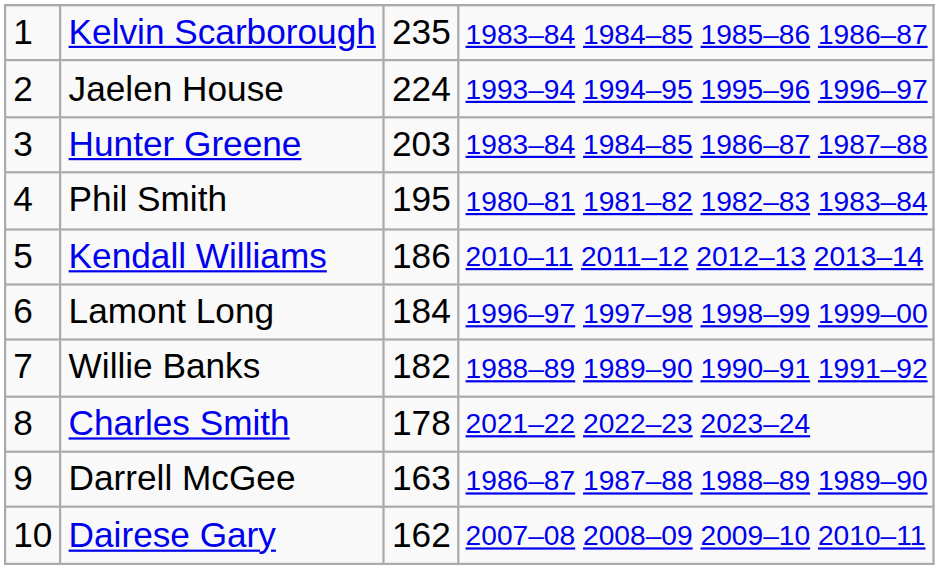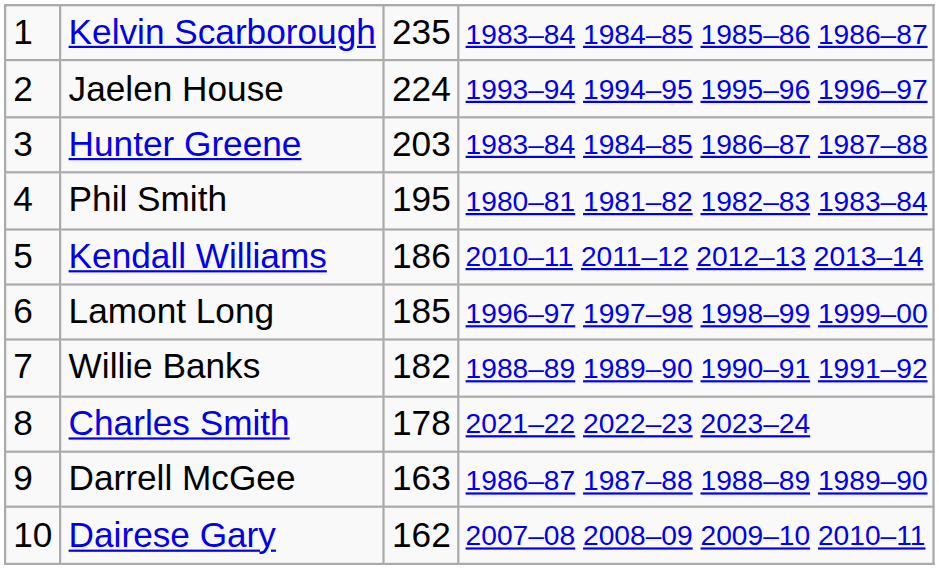(421, 311) 184 -> (421, 311) 185
